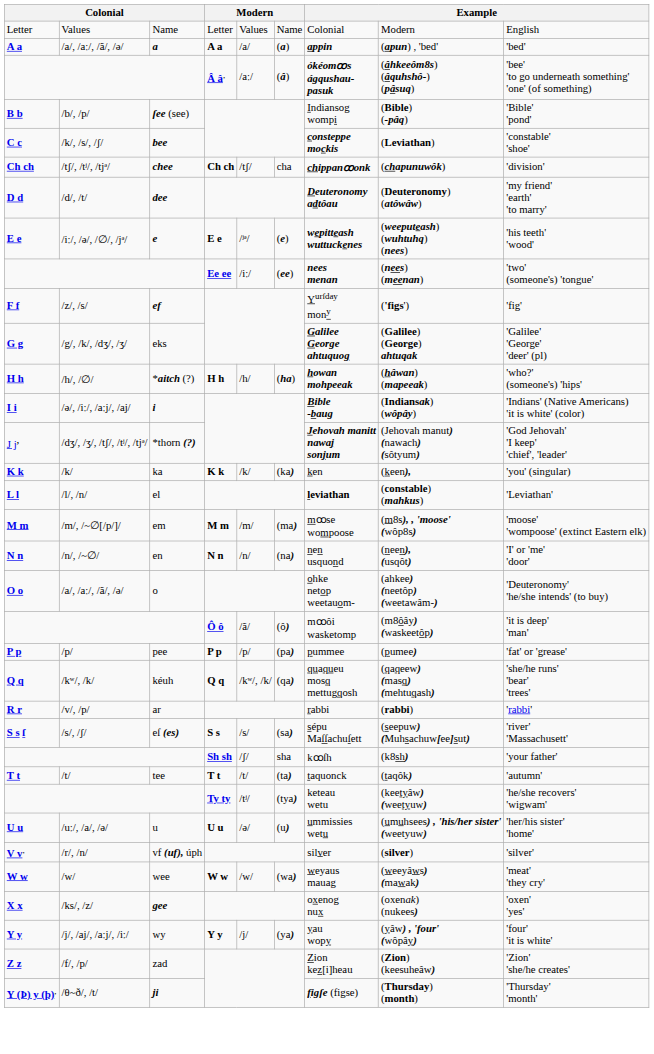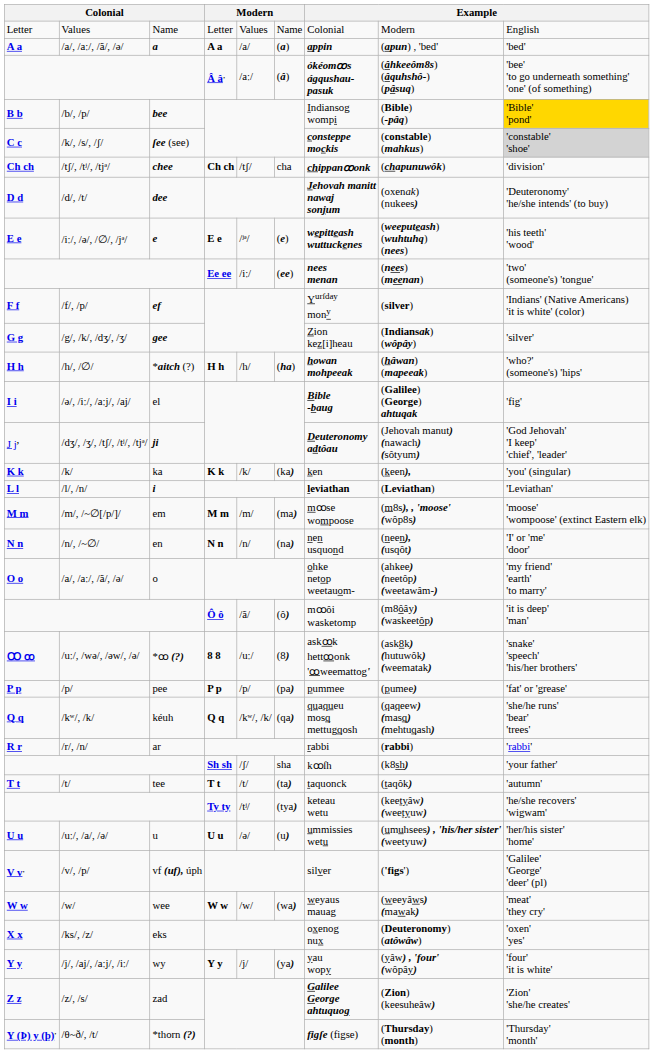(171, 113) ſee (see) -> (160, 113) bee
(520, 113) no background -> (520, 113) gold background
(160, 142) bee -> (171, 142) ſee (see)
(408, 142) (Leviathan) -> (406, 142) (constable) (mahkus)
(528, 142) no background -> (528, 142) lightgrey background
(337, 197) Deuteronomy adtôau -> (342, 197) Jehovah manitt nawaj sonjum
(416, 197) (Deuteronomy) (atôwâw) -> (400, 197) (oxenak) (nukees)
(529, 197) 'my friend' 'earth' 'to marry' -> (557, 197) 'Deuteronomy' 'he/she intends' (to buy)
(75, 305) /z/, /s/ -> (75, 305) /f/, /p/
(395, 305) ('figs') -> (397, 305) (silver)
(514, 305) 'fig' -> (567, 305) 'Indians' (Native Americans) 'it is white' (color)
(160, 343) eks -> (160, 337) gee
(328, 343) Galilee George ahtuquog -> (330, 337) Zion kez[i]heau
(401, 343) (Galilee) (George) ahtuqak -> (407, 337) (Indiansak) (wôpây)
(526, 343) 'Galilee' 'George' 'deer' (pl) -> (520, 337) 'silver'
(154, 407) i -> (156, 401) el
(407, 407) (Indiansak) (wôpây) -> (401, 401) (Galilee) (George) ahtuqak
(567, 407) 'Indians' (Native Americans) 'it is white' (color) -> (514, 401) 'fig'
(174, 443) *thorn (?) -> (155, 443) ji
(342, 443) Jehovah manitt nawaj sonjum -> (337, 443) Deuteronomy adtôau
(156, 495) el -> (154, 489) i
(406, 495) (constable) (mahkus) -> (408, 489) (Leviathan)
(557, 591) 'Deuteronomy' 'he/she intends' (to buy) -> (529, 579) 'my friend' 'earth' 'to marry'
+ row: (21, 656)
(76, 709) /v/, /p/ -> (75, 747) /r/, /n/
- row: (16, 733)
(75, 852) /r/, /n/ -> (76, 870) /v/, /p/
(397, 852) (silver) -> (395, 870) ('figs')
(520, 852) 'silver' -> (526, 870) 'Galilee' 'George' 'deer' (pl)
(160, 905) gee -> (160, 935) eks
(400, 905) (oxenak) (nukees) -> (416, 935) (Deuteronomy) (atôwâw)
(75, 963) /f/, /p/ -> (75, 999) /z/, /s/
(330, 963) Zion kez[i]heau -> (328, 999) Galilee George ahtuquog
(155, 993) ji -> (174, 1034) *thorn (?)
